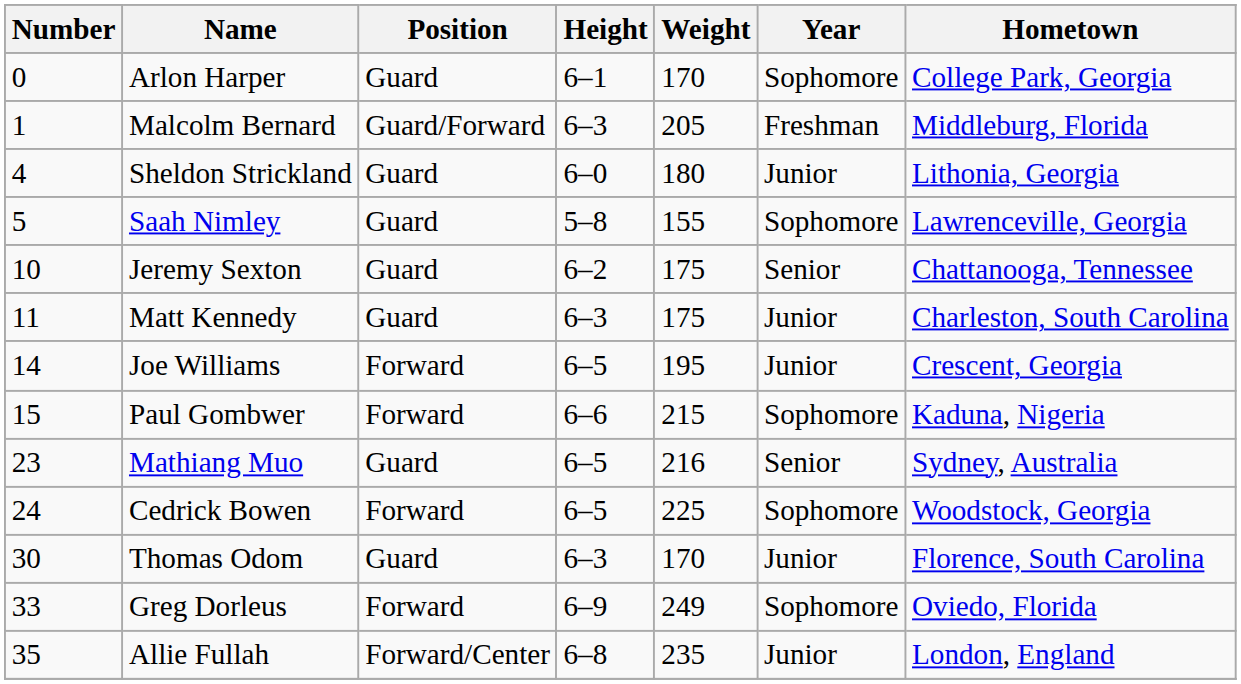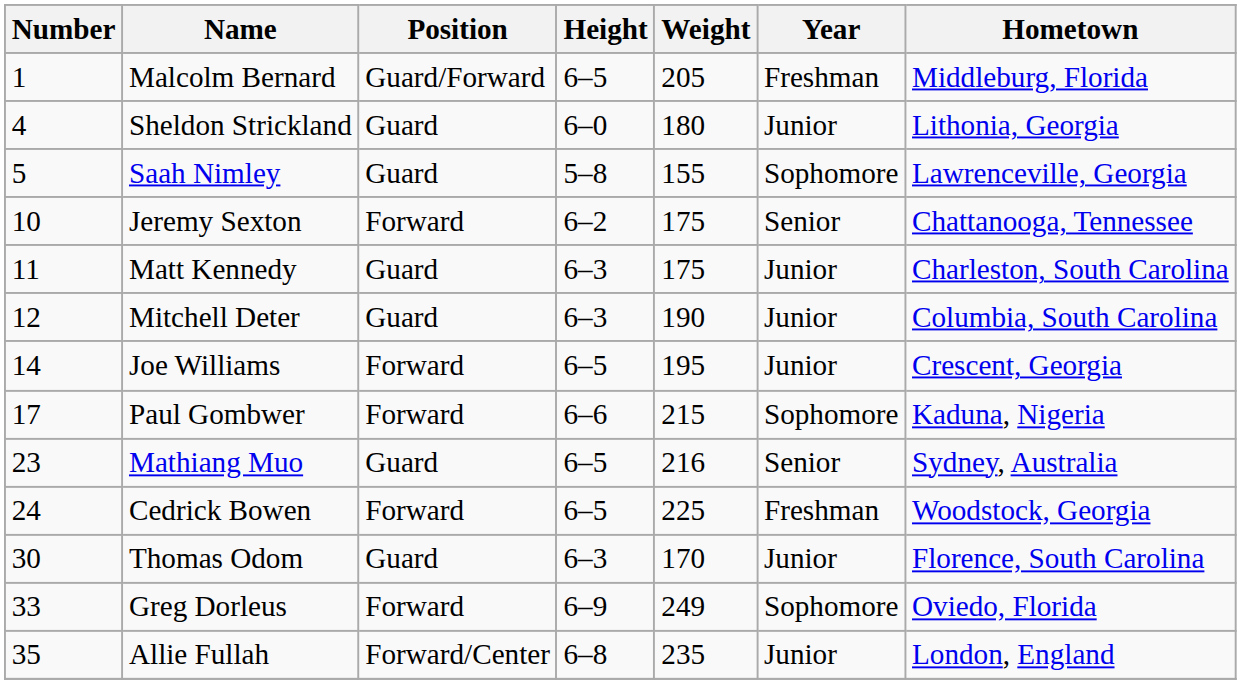- row: (207, 76)
(585, 124) 6–3 -> (585, 76) 6–5
(402, 269) Guard -> (415, 221) Forward
+ row: (214, 317)
(26, 413) 15 -> (26, 413) 17
(831, 509) Sophomore -> (822, 509) Freshman
